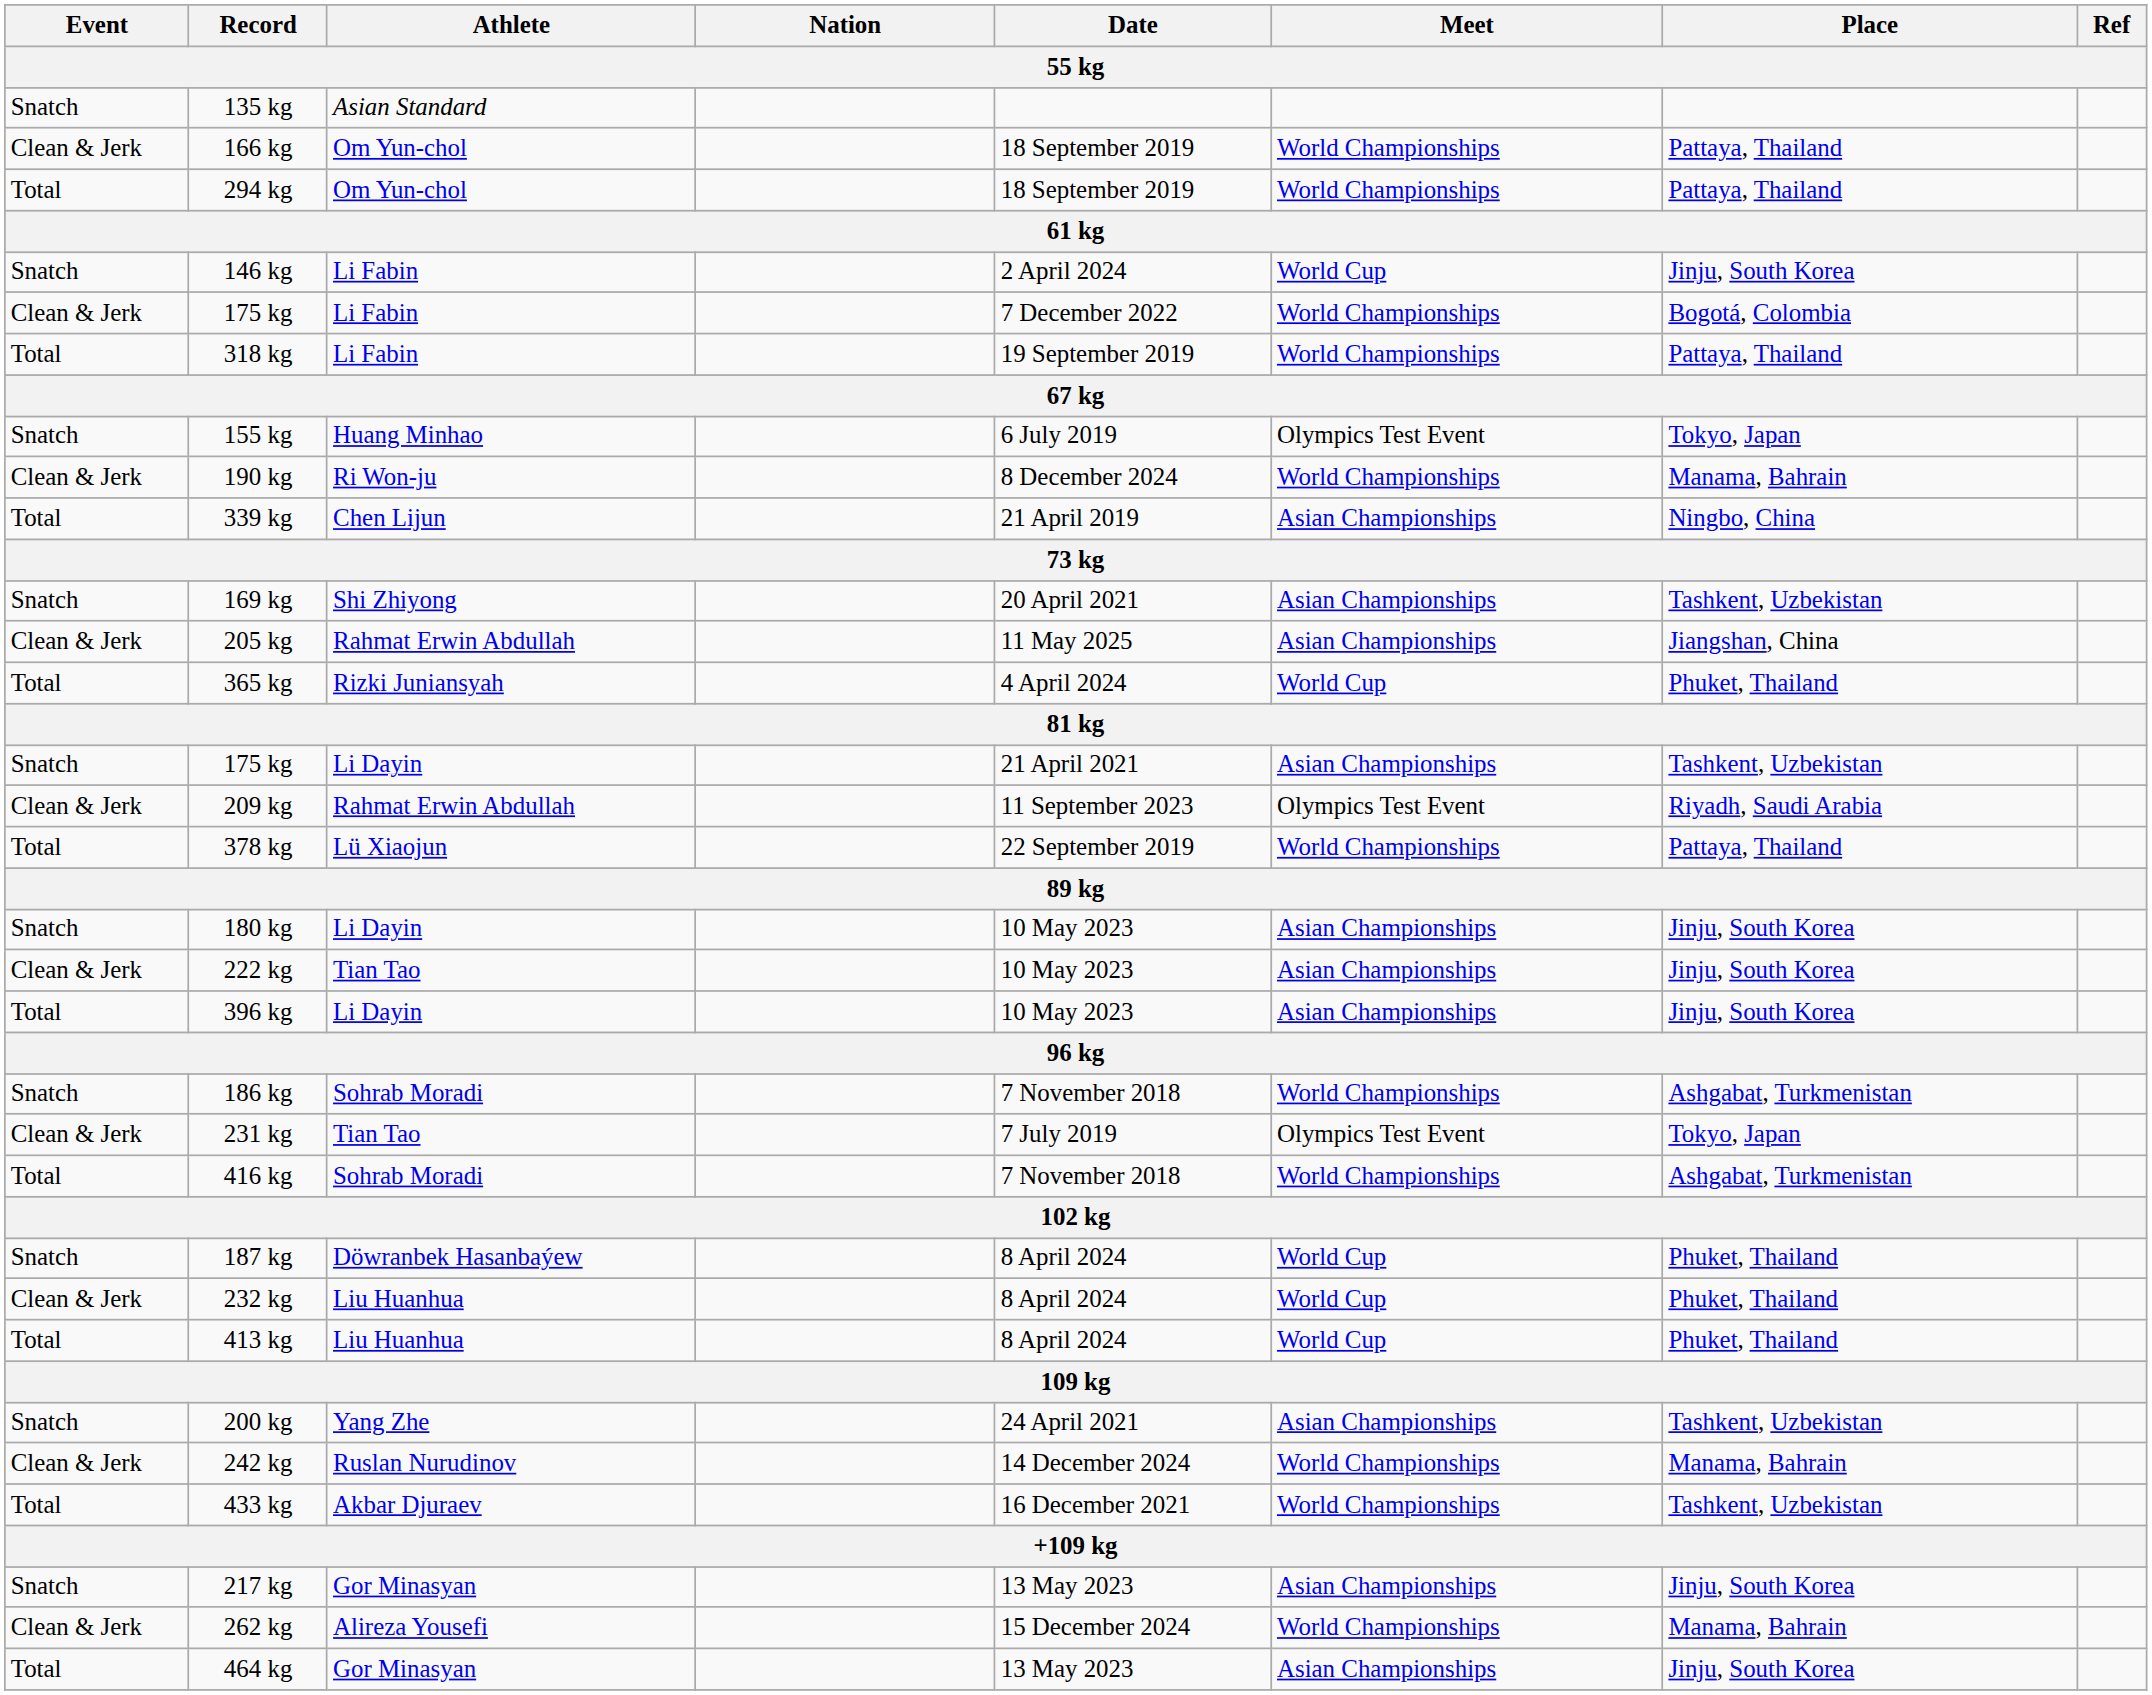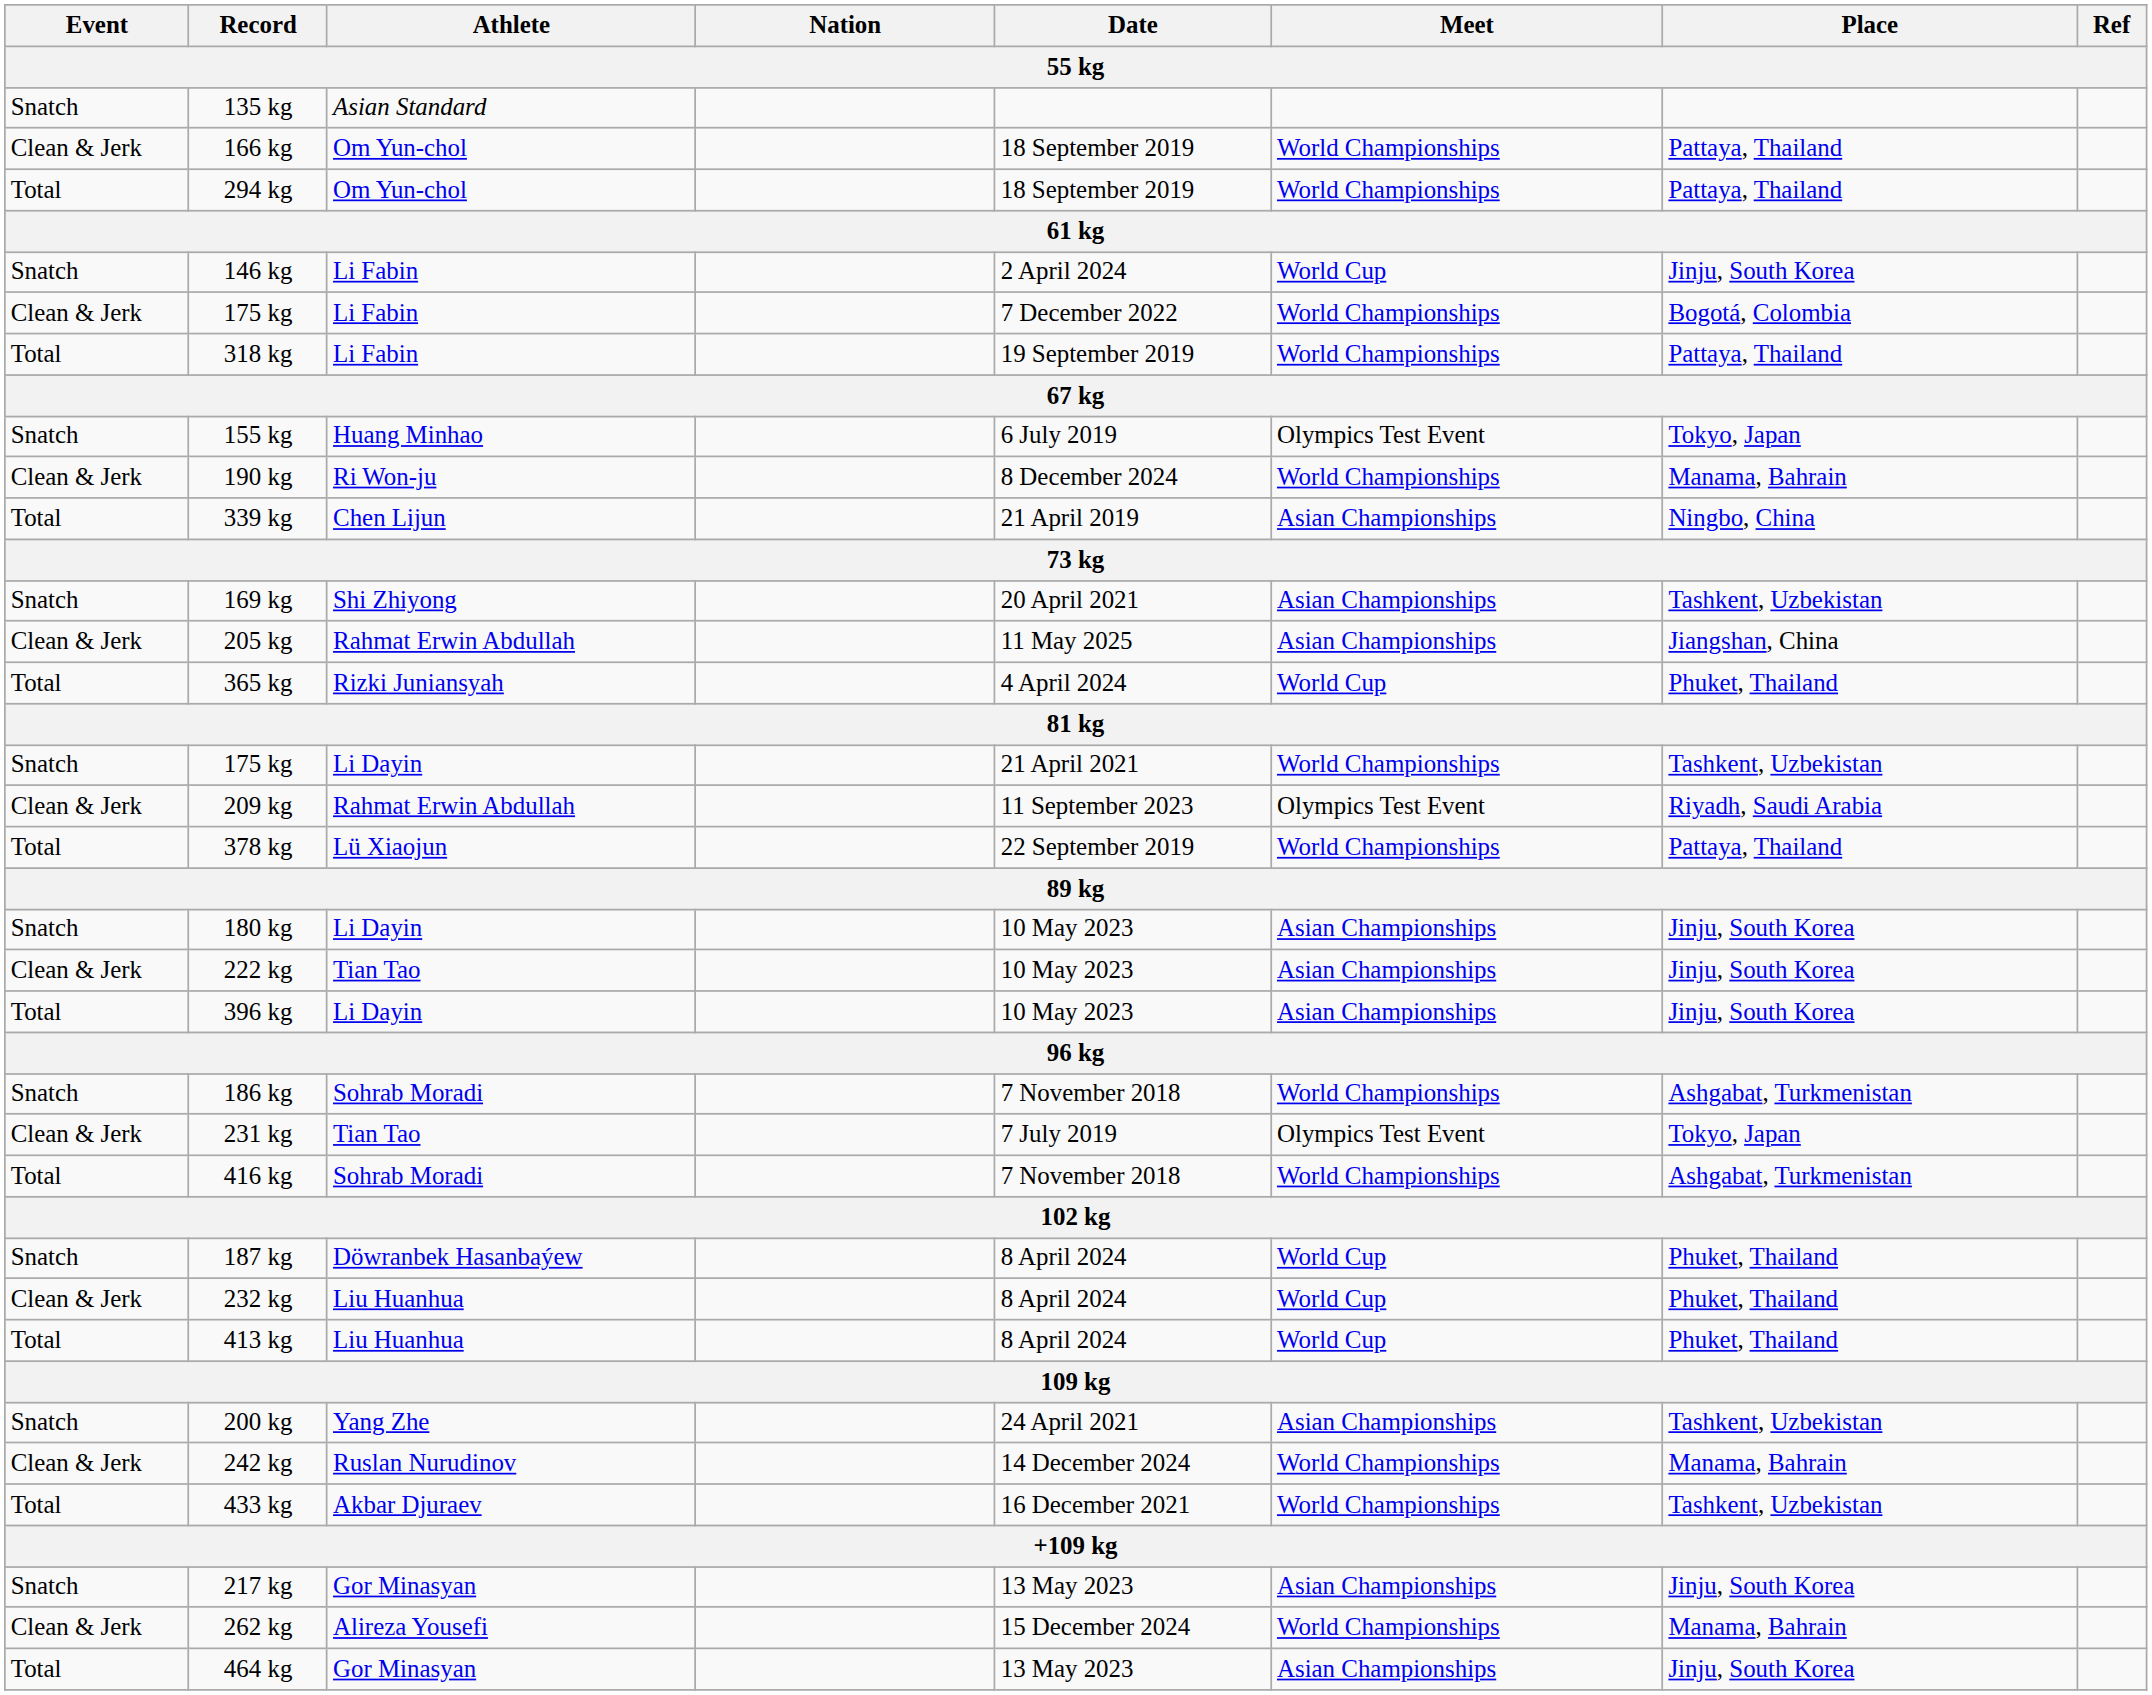(1387, 765) Asian Championships -> (1388, 765) World Championships
